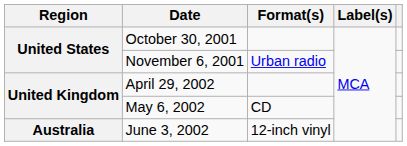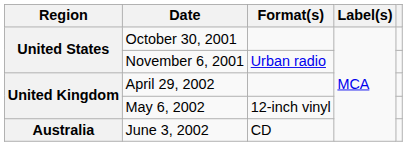(261, 107) CD -> (291, 107) 12-inch vinyl
(291, 130) 12-inch vinyl -> (261, 130) CD
